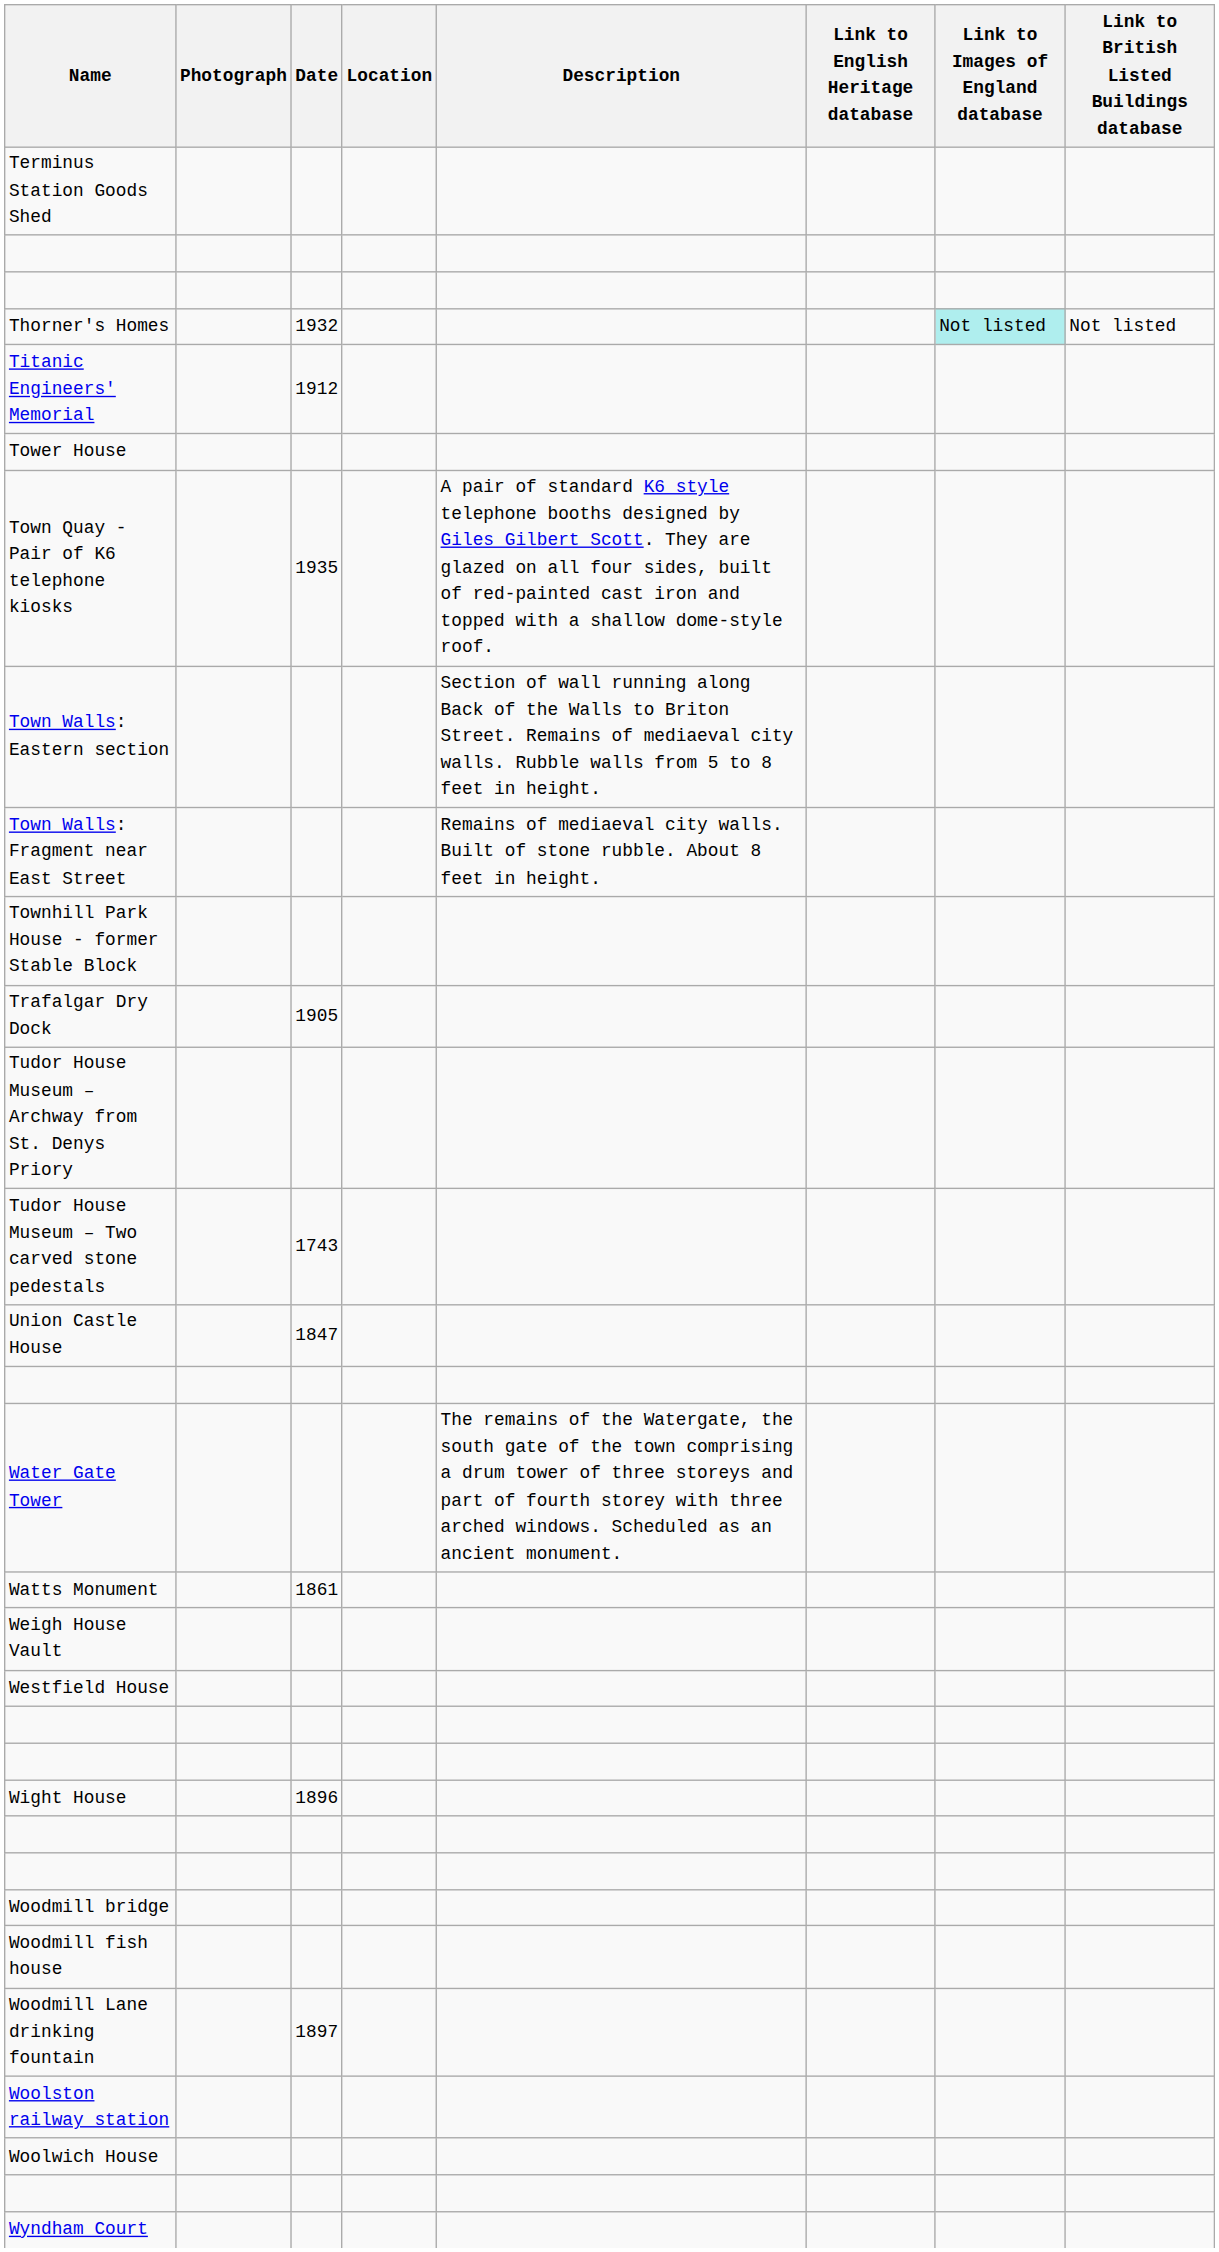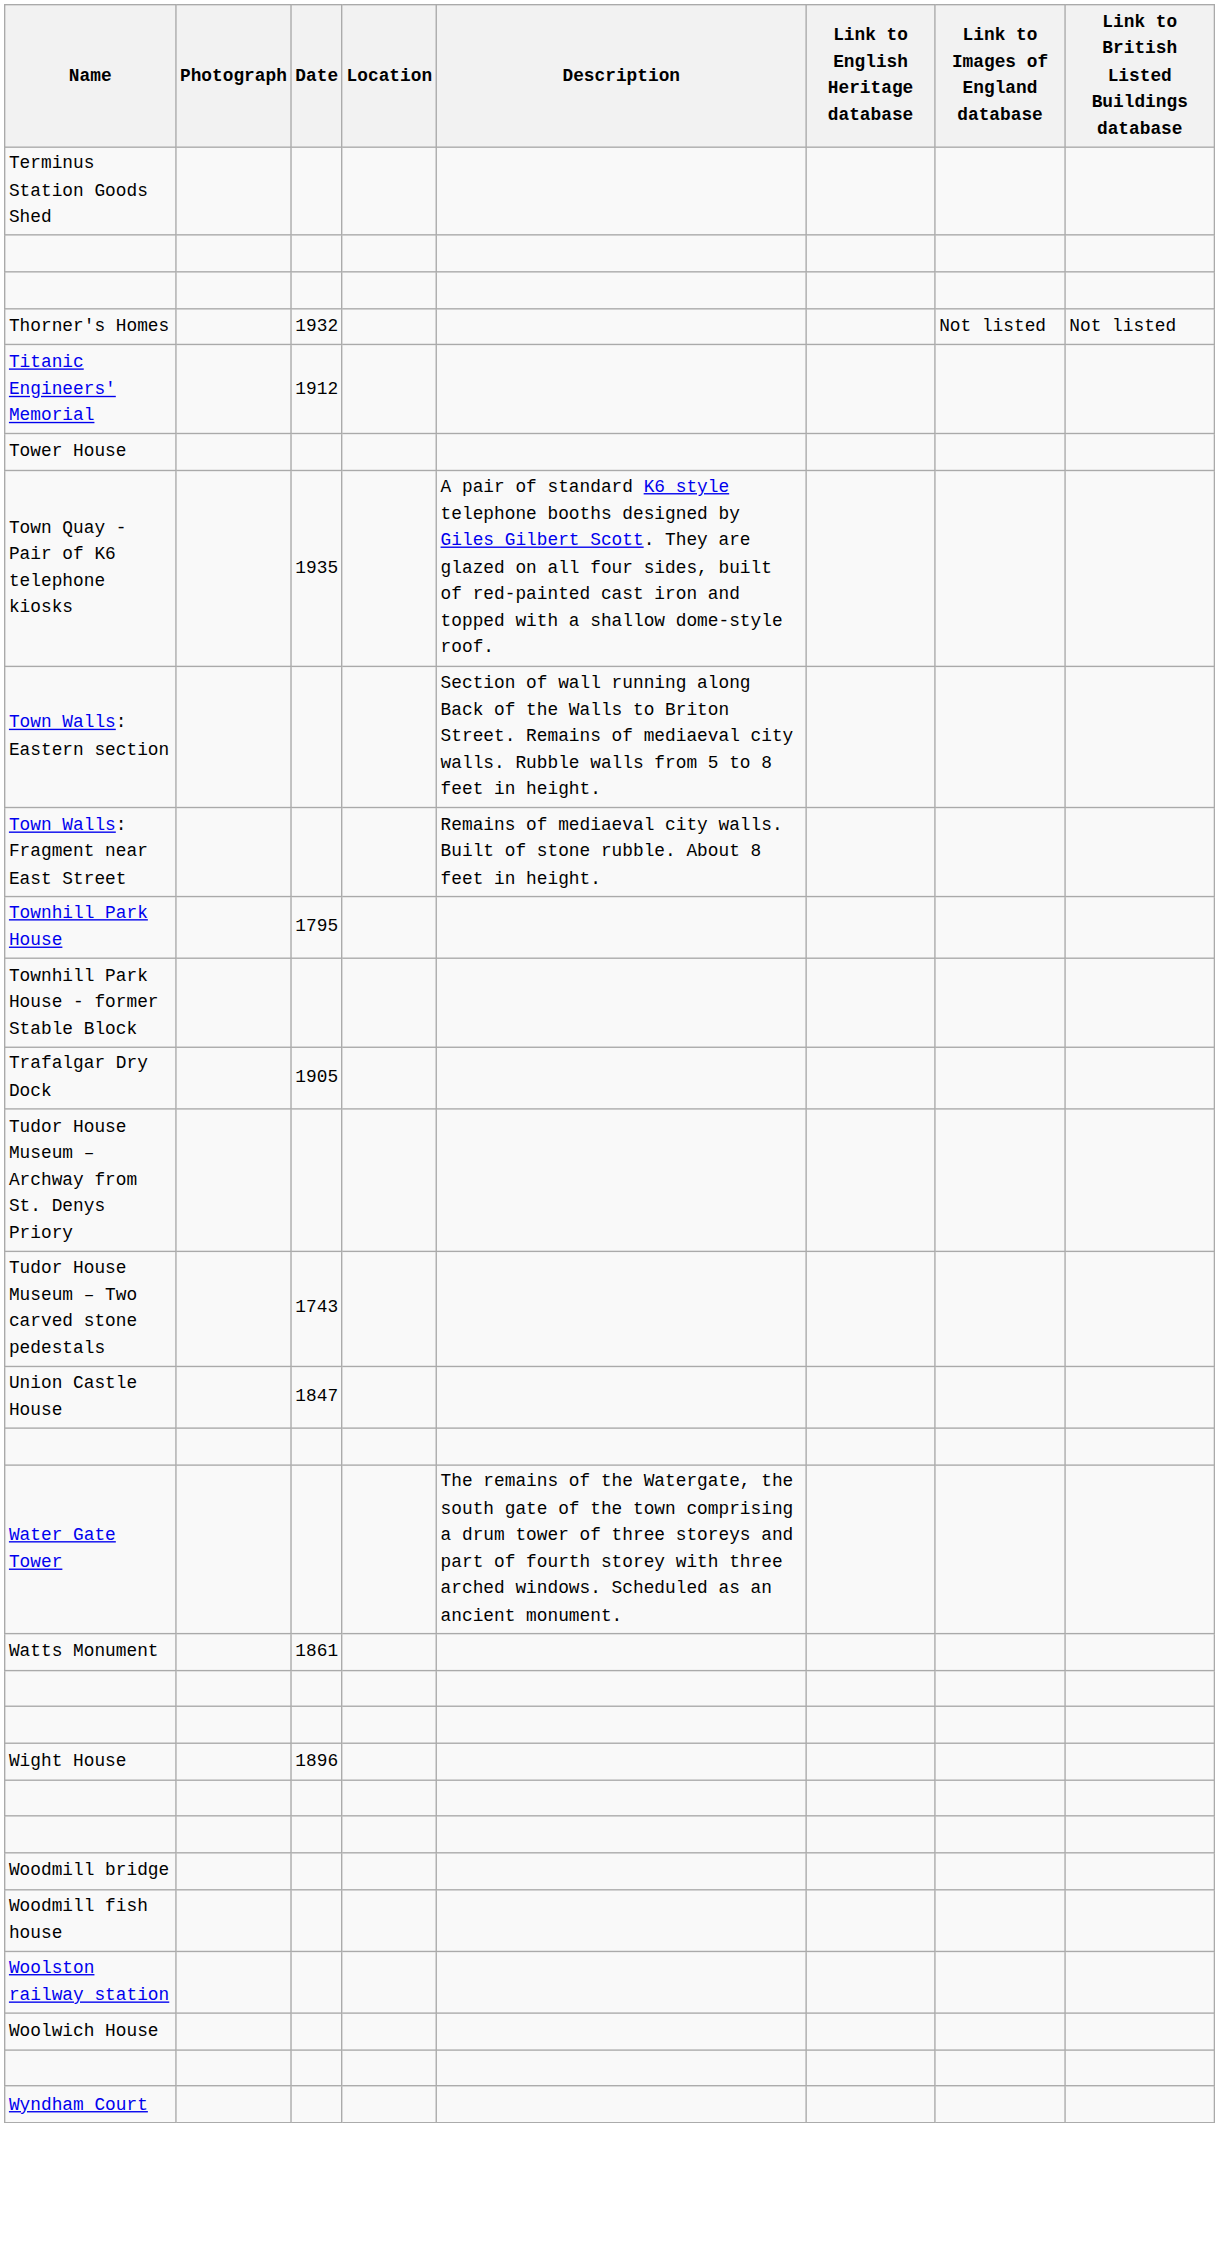(993, 326) paleturquoise background -> (993, 326) no background
+ row: (78, 927)
- row: (68, 1639)
- row: (89, 1688)
- row: (78, 2032)
